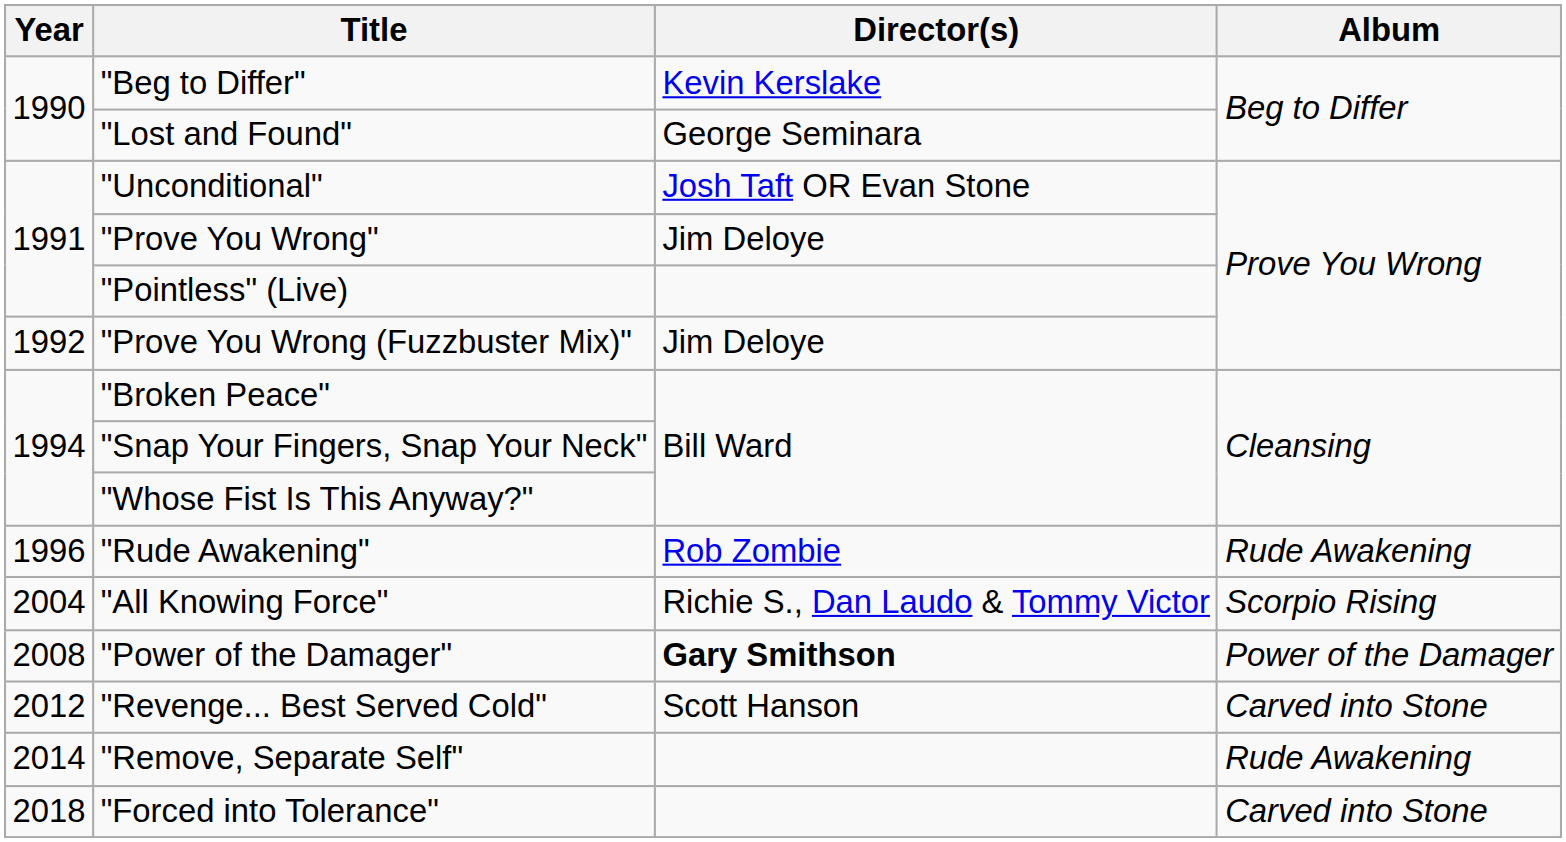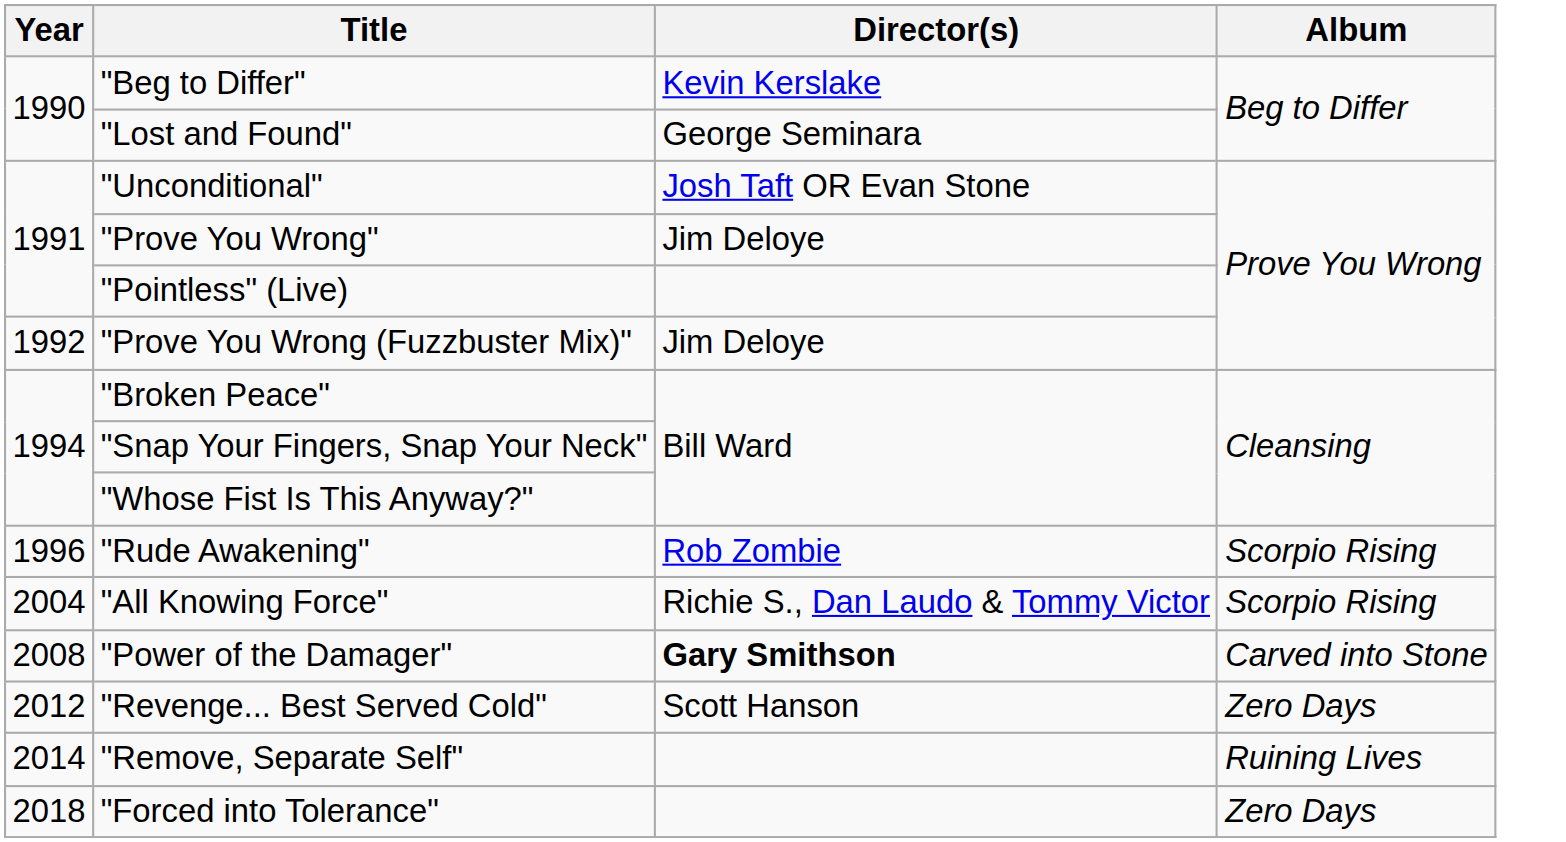(1348, 550) Rude Awakening -> (1331, 550) Scorpio Rising
(1389, 654) Power of the Damager -> (1356, 654) Carved into Stone
(1356, 706) Carved into Stone -> (1301, 706) Zero Days
(1348, 758) Rude Awakening -> (1324, 758) Ruining Lives
(1356, 810) Carved into Stone -> (1301, 810) Zero Days
